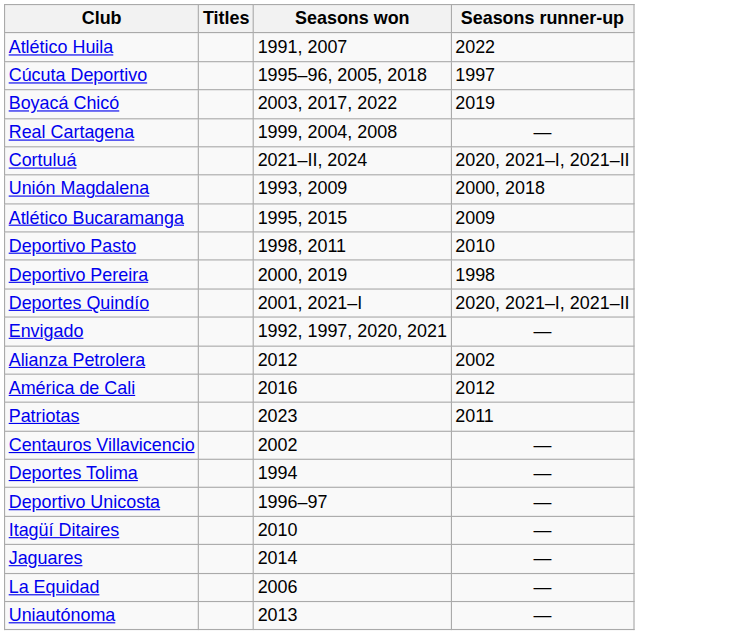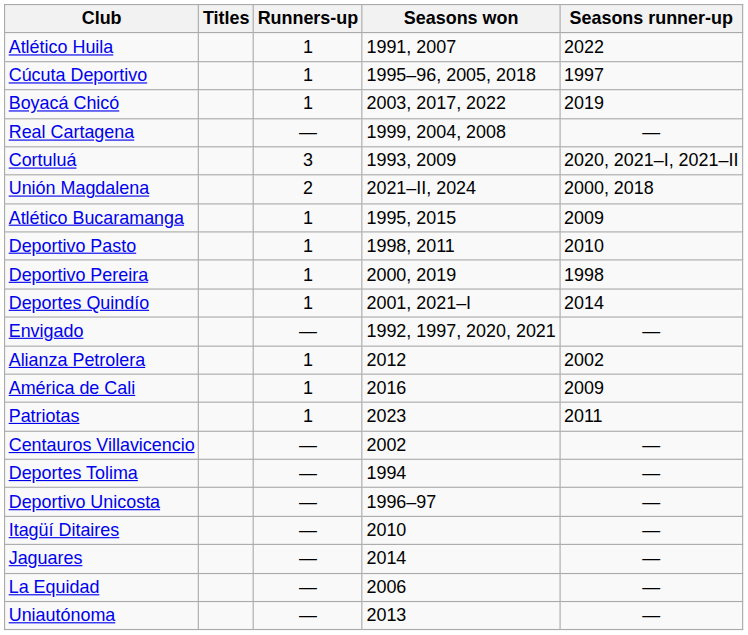+ column: (308, 18)
(312, 160) 2021–II, 2024 -> (411, 160) 1993, 2009
(302, 189) 1993, 2009 -> (421, 189) 2021–II, 2024
(542, 302) 2020, 2021–I, 2021–II -> (584, 302) 2014
(475, 388) 2012 -> (584, 388) 2009
